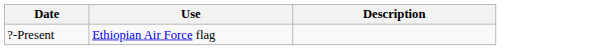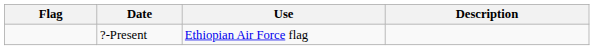+ column: (51, 14)
